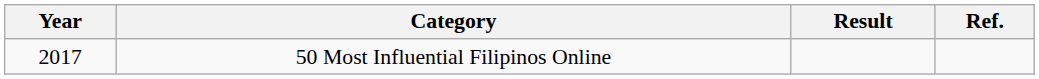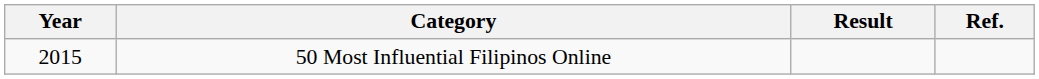(60, 56) 2017 -> (60, 56) 2015
